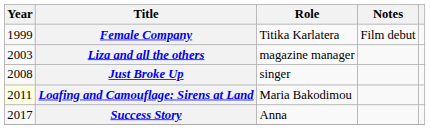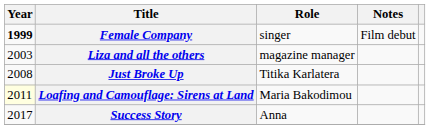(20, 34) normal -> (20, 34) bold
(299, 34) Titika Karlatera -> (275, 34) singer
(275, 74) singer -> (299, 74) Titika Karlatera
